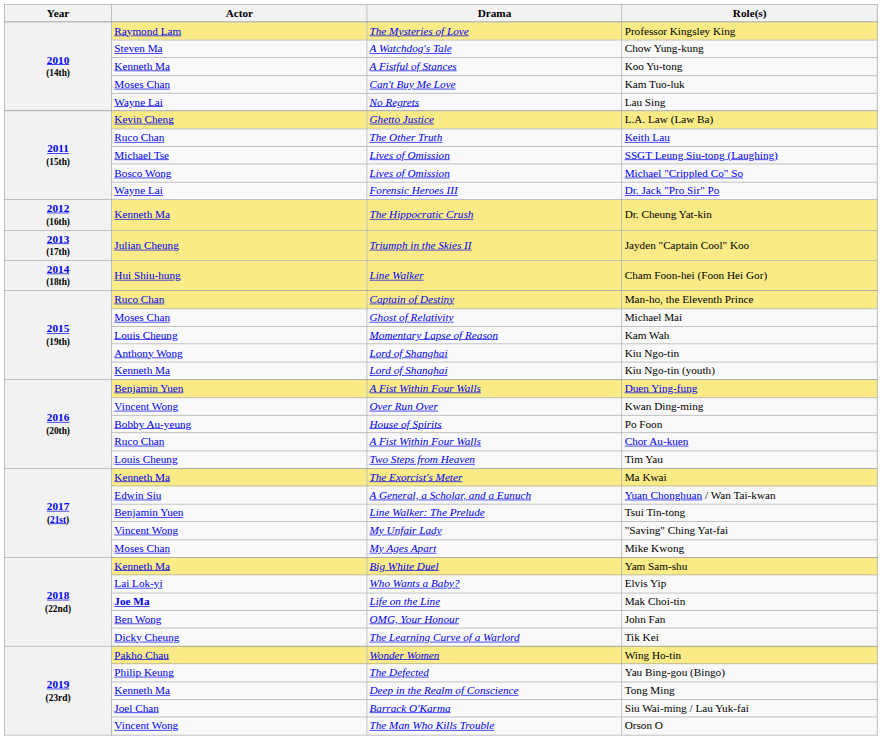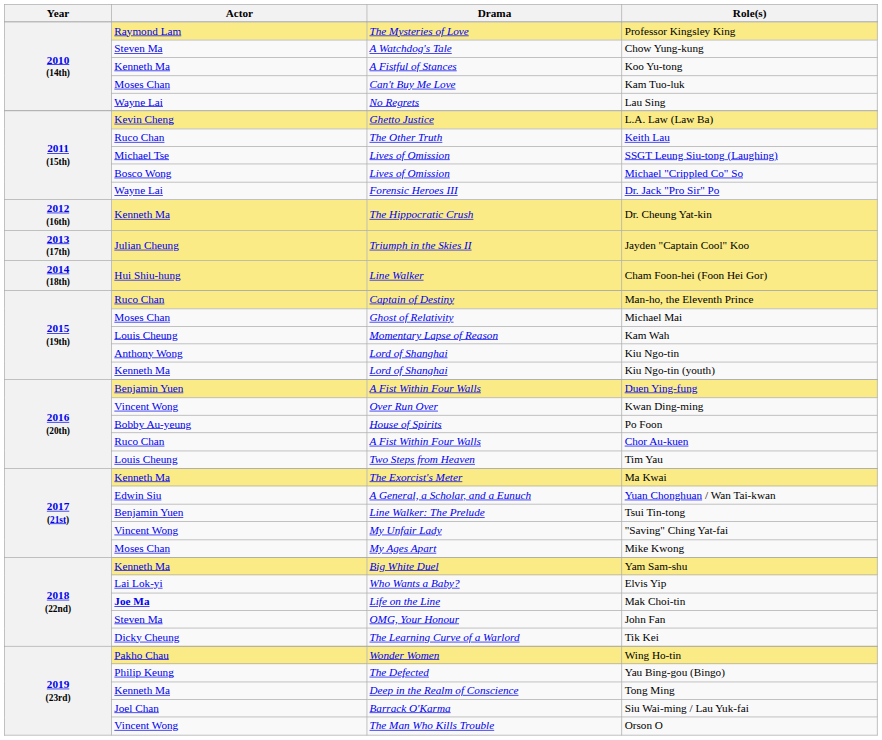(138, 619) Ben Wong -> (138, 619) Steven Ma
